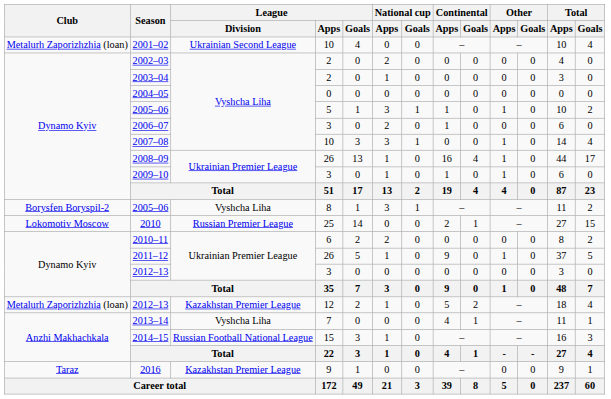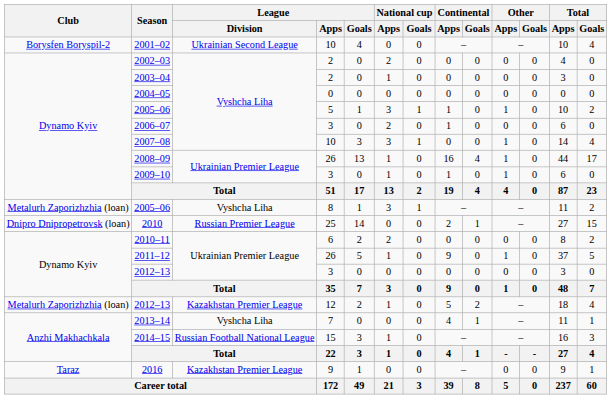(67, 45) Metalurh Zaporizhzhia (loan) -> (68, 45) Borysfen Boryspil-2
(67, 207) Borysfen Boryspil-2 -> (68, 207) Metalurh Zaporizhzhia (loan)
(67, 223) Lokomotiv Moscow -> (68, 223) Dnipro Dnipropetrovsk (loan)
